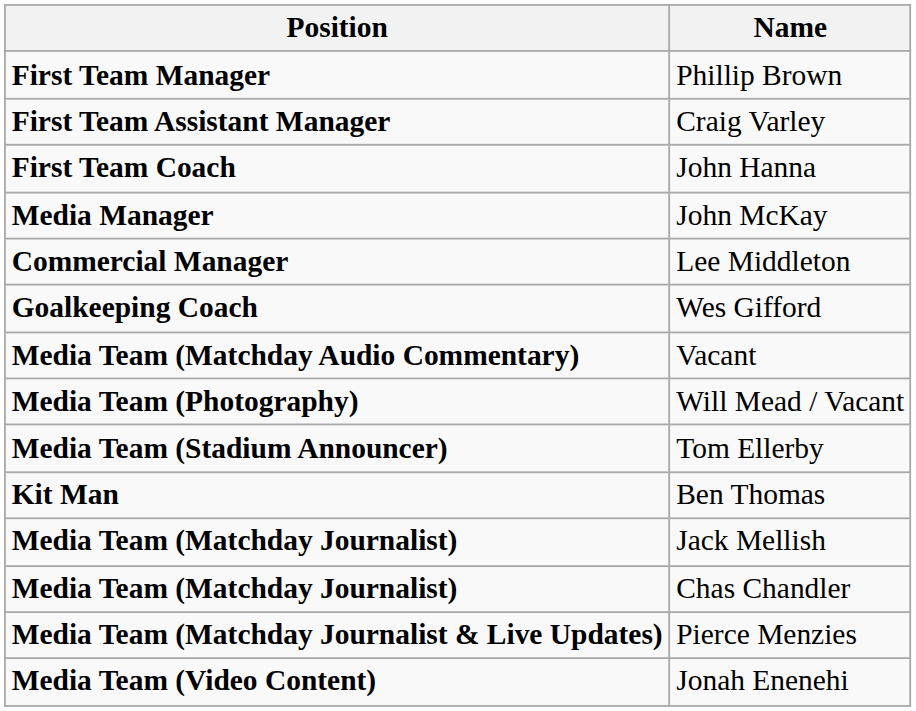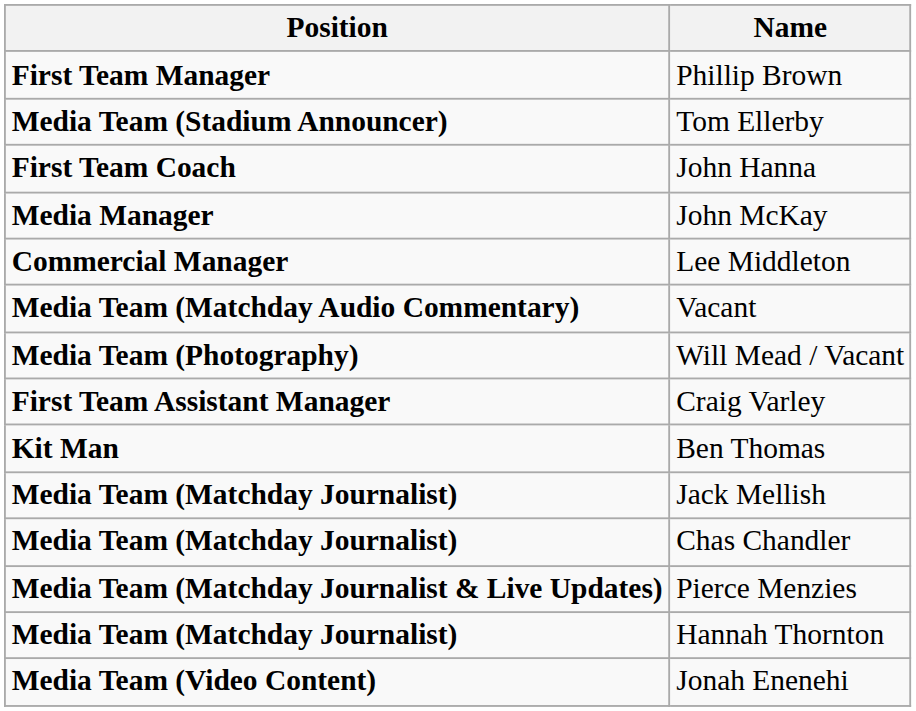rows swapped: (751, 121) <-> (750, 448)
- row: (749, 307)
+ row: (780, 634)
